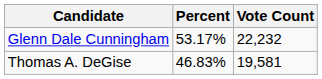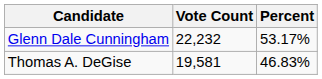columns swapped: (275, 16) <-> (203, 16)
